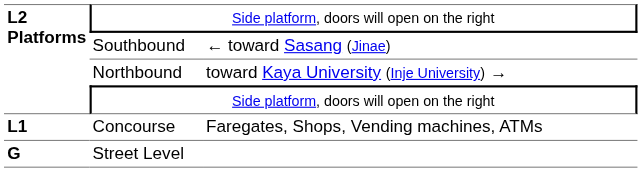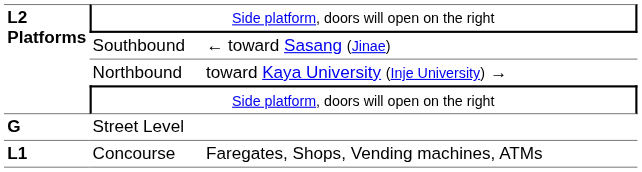rows swapped: (134, 127) <-> (138, 153)
